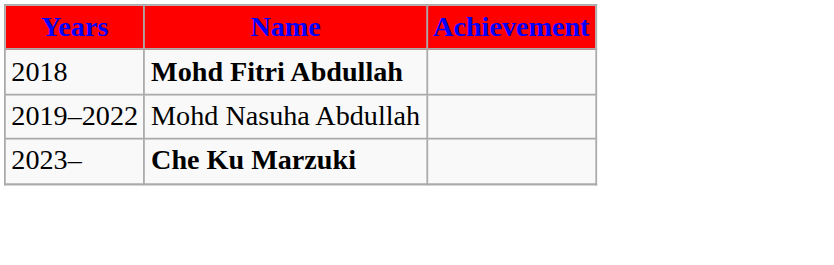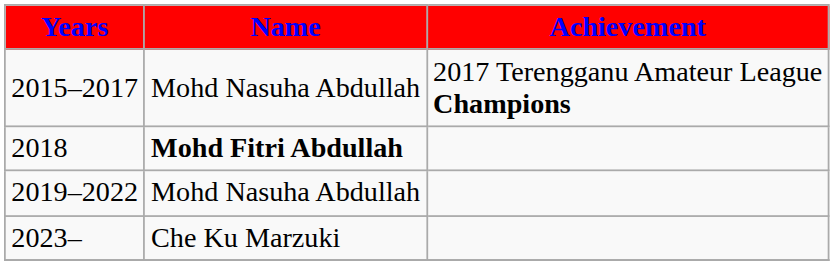+ row: (75, 87)
(254, 160) bold -> (246, 237) normal
